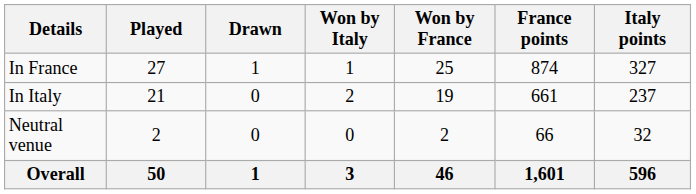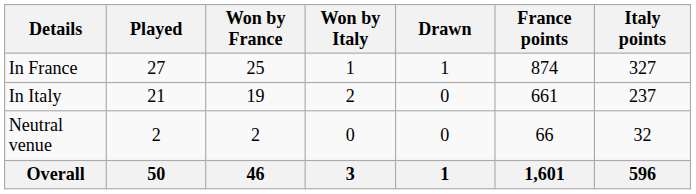columns swapped: (445, 29) <-> (255, 29)
